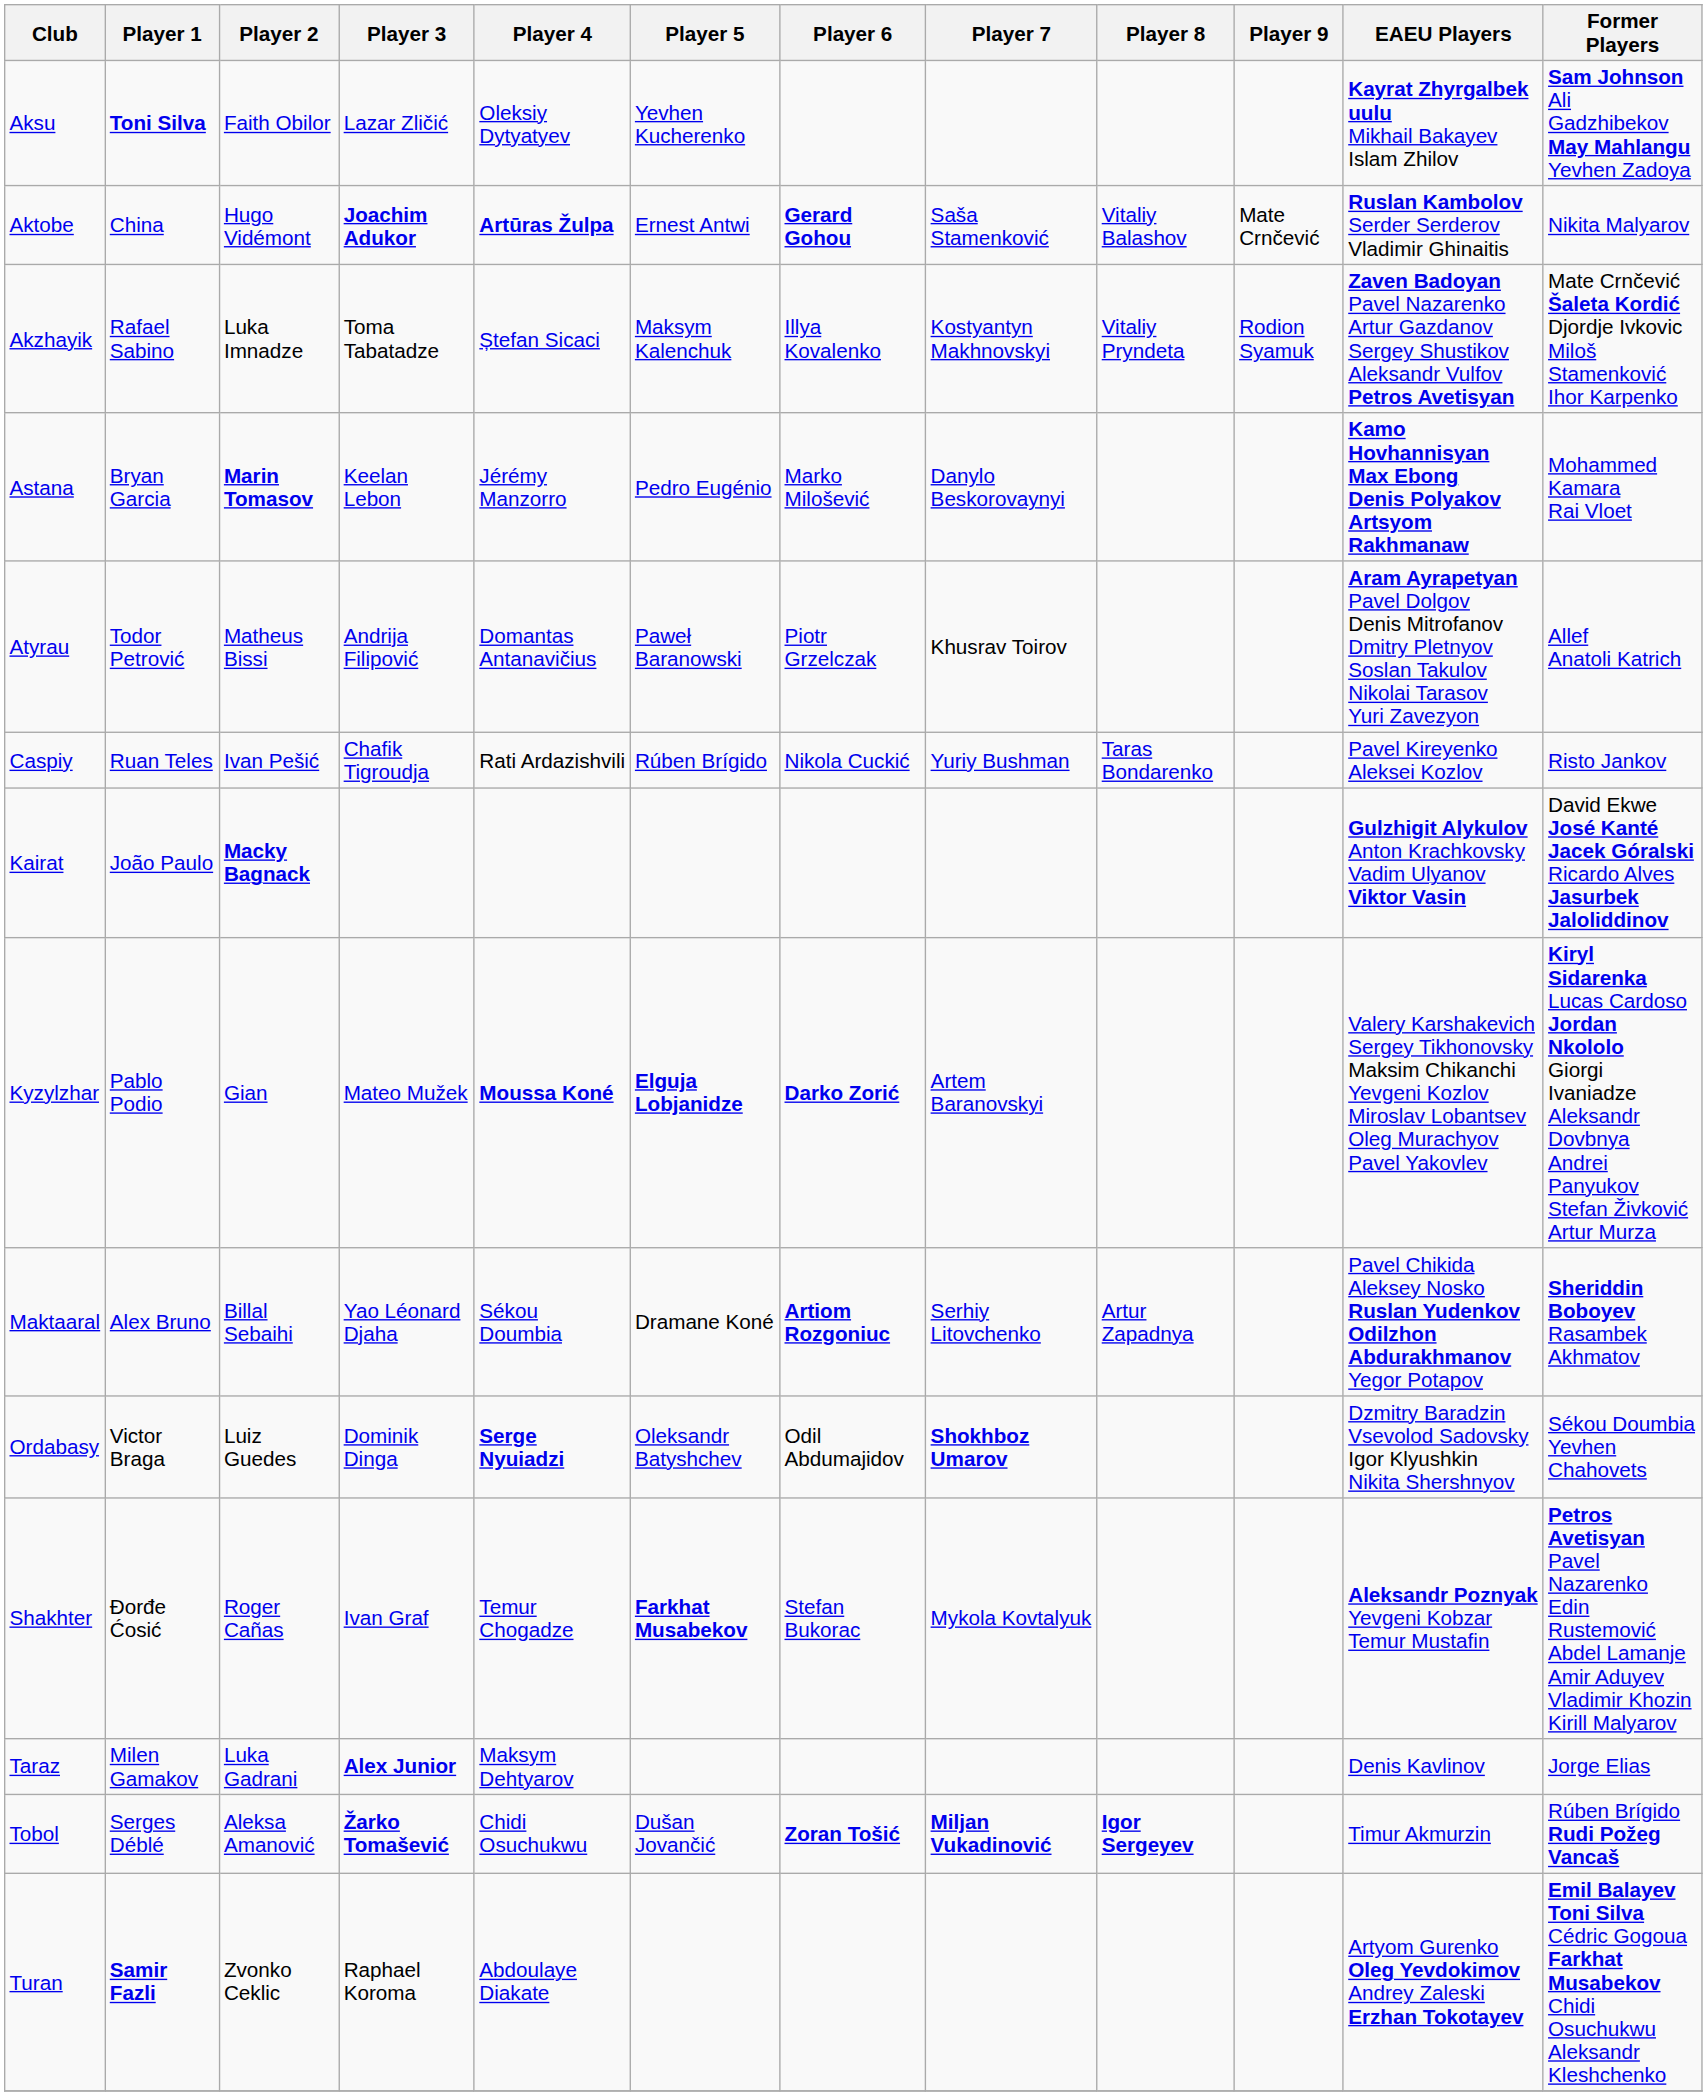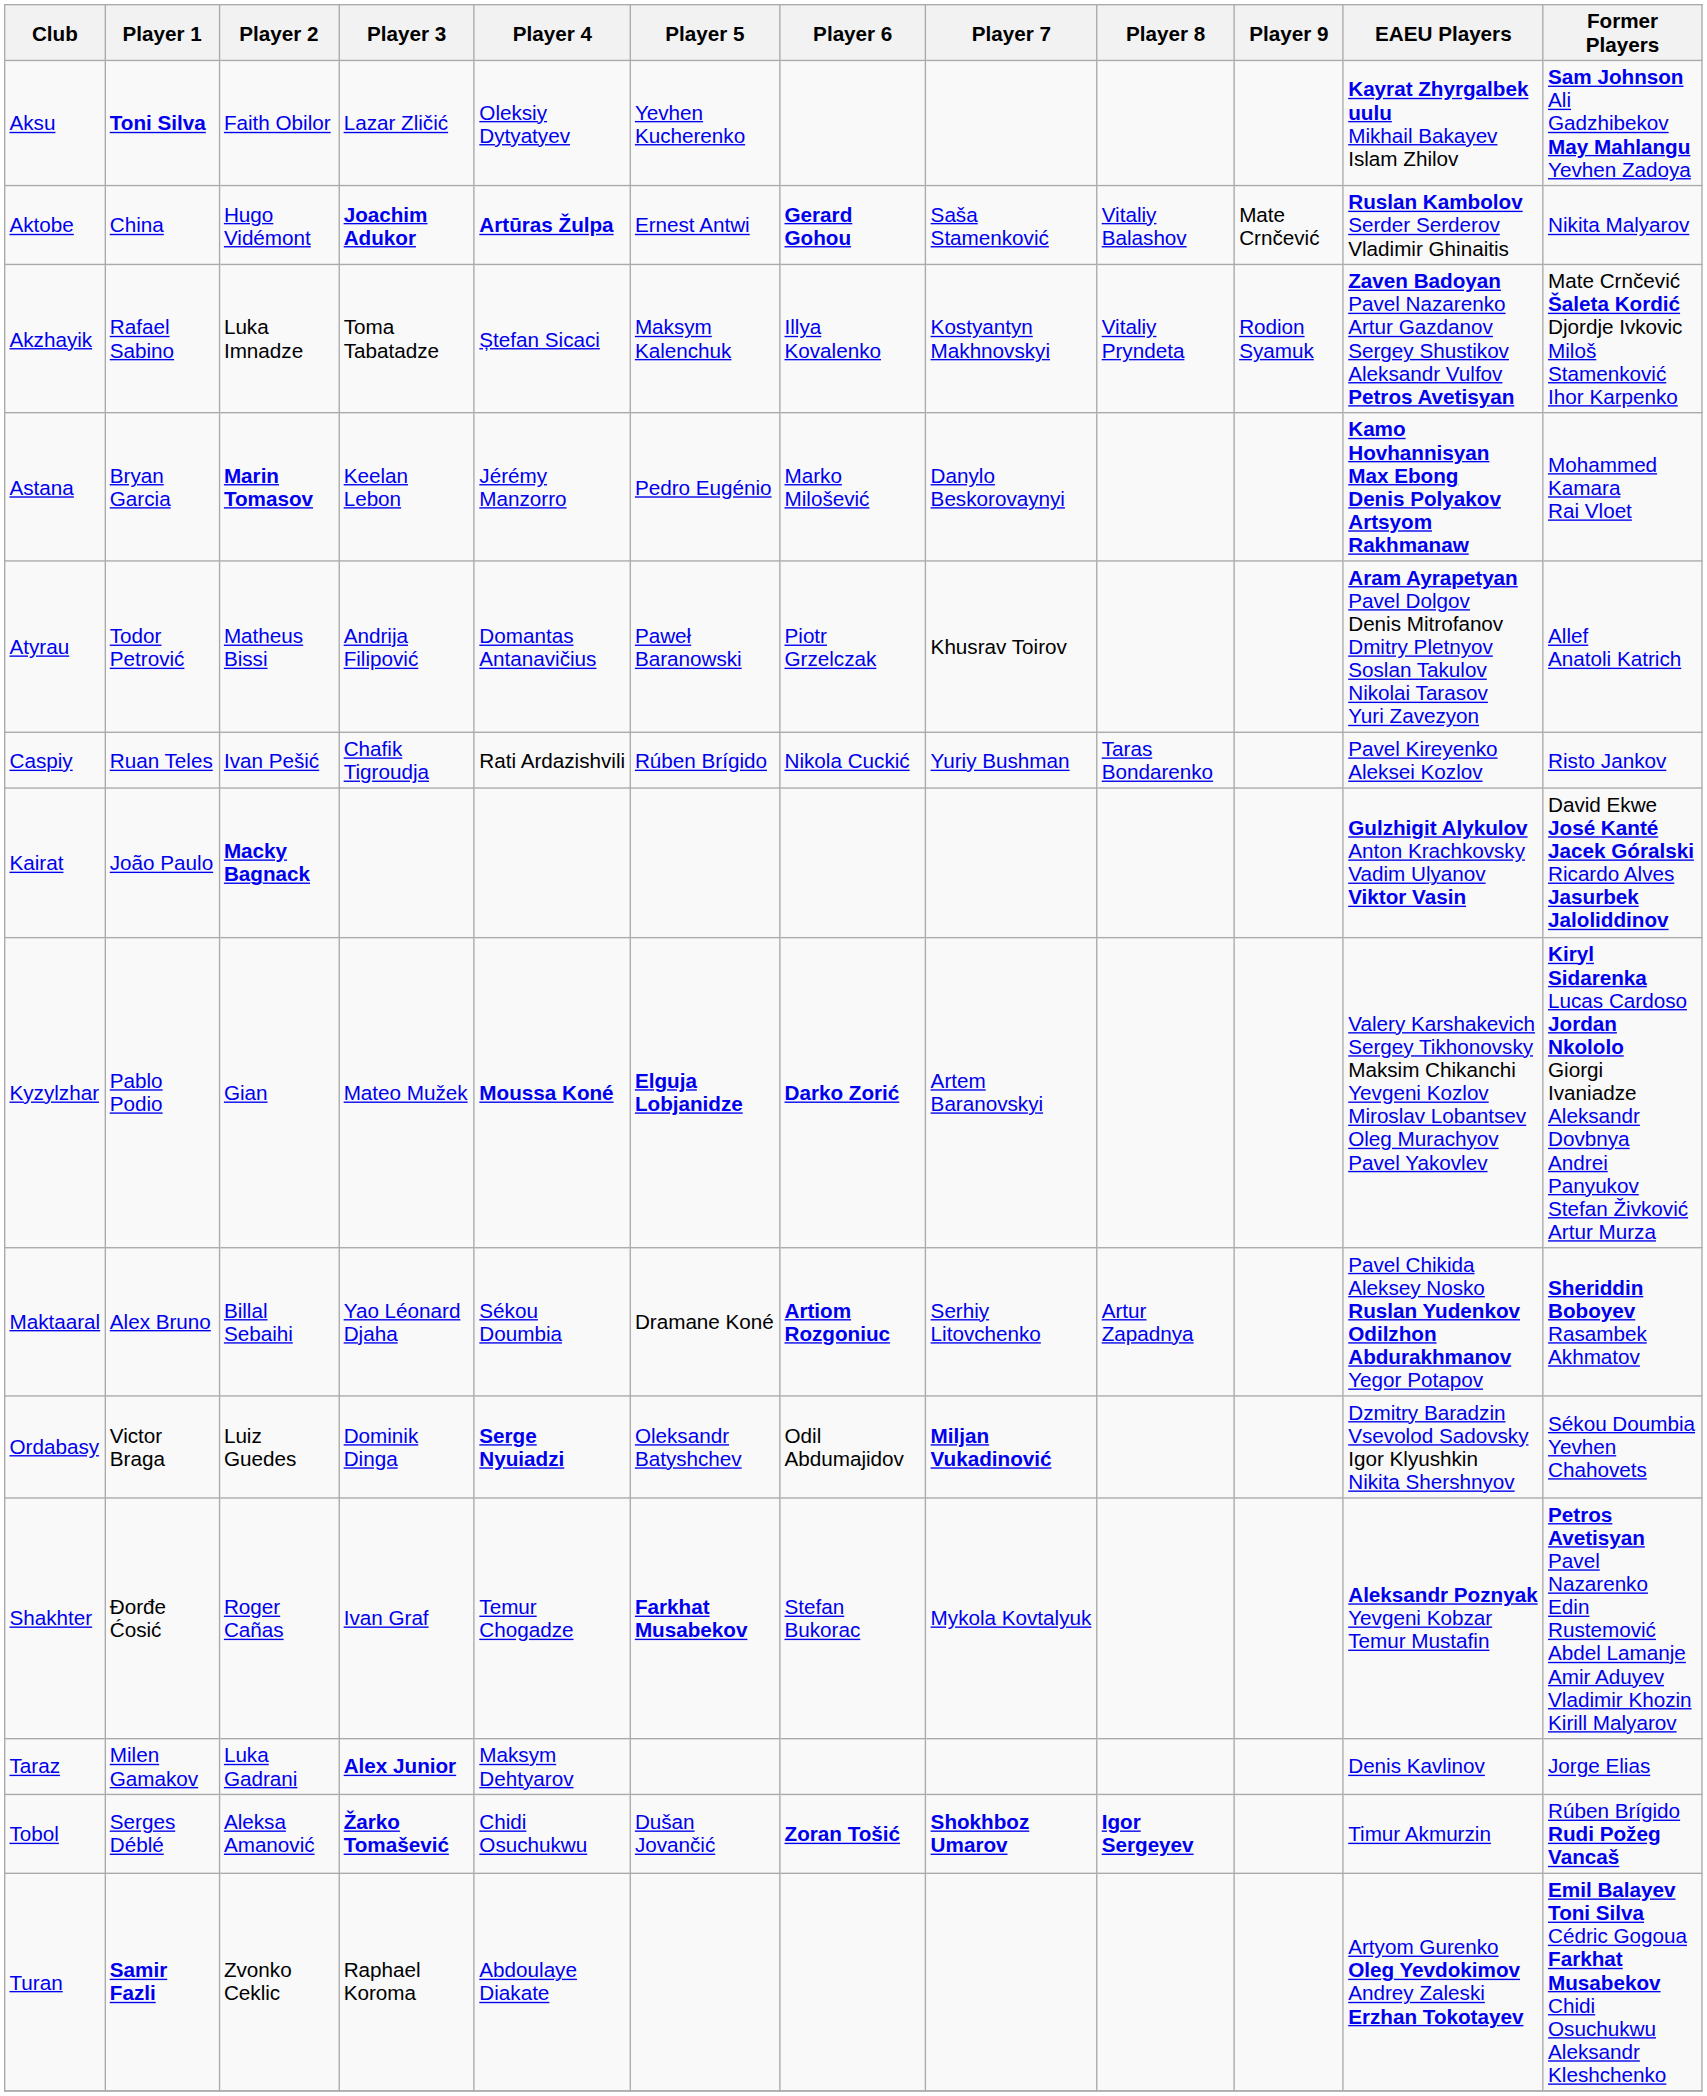(980, 1447) Shokhboz Umarov -> (991, 1447) Miljan Vukadinović
(991, 1834) Miljan Vukadinović -> (980, 1834) Shokhboz Umarov
